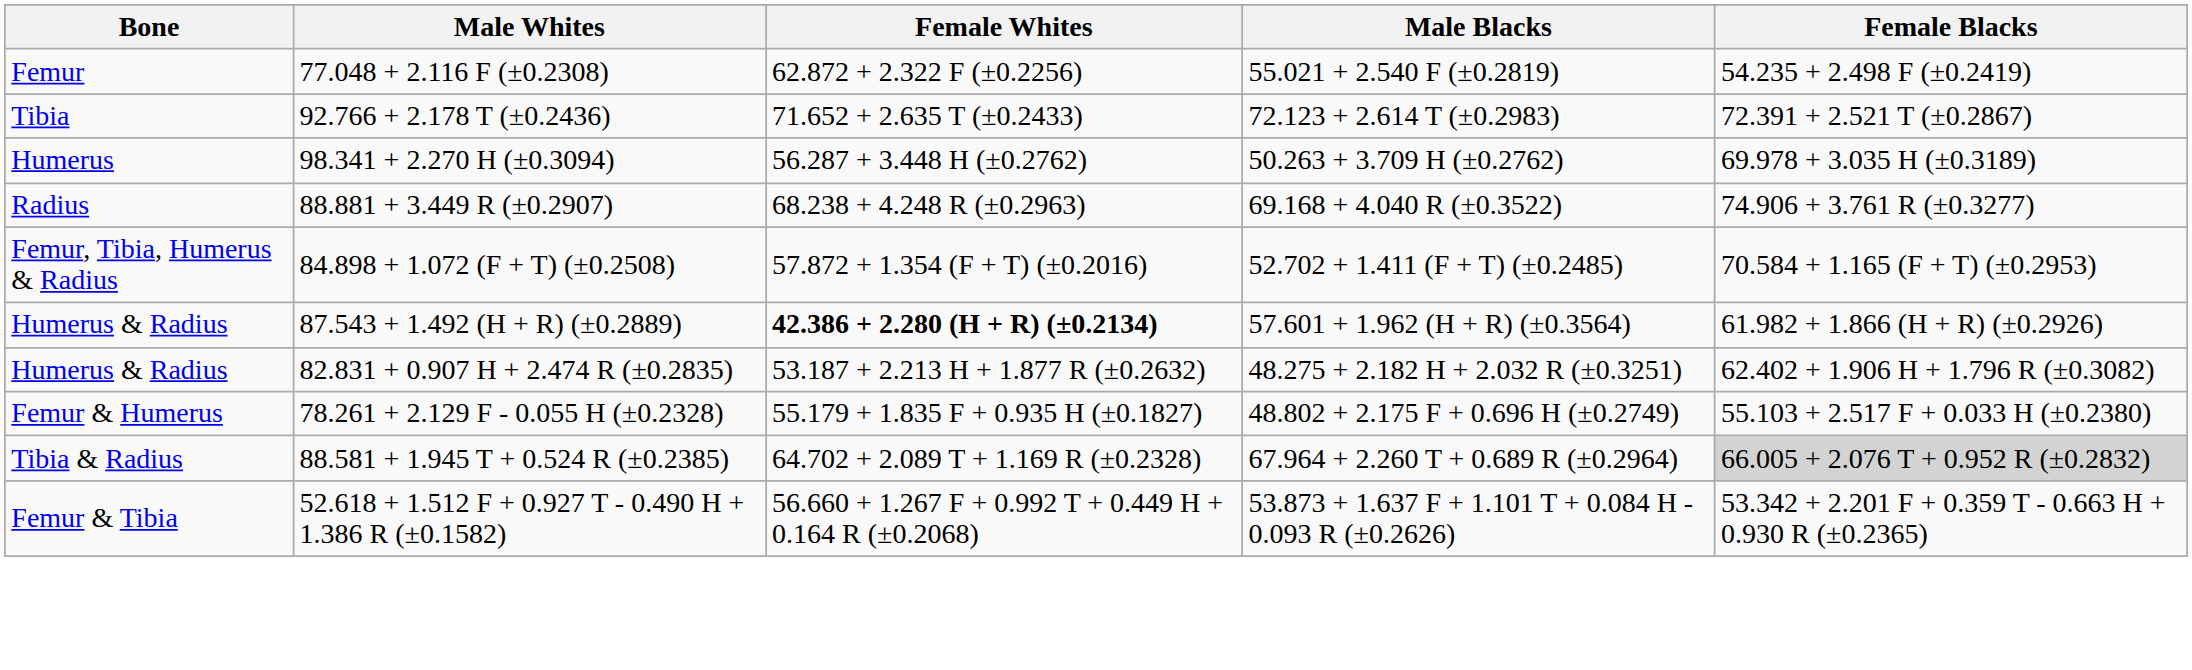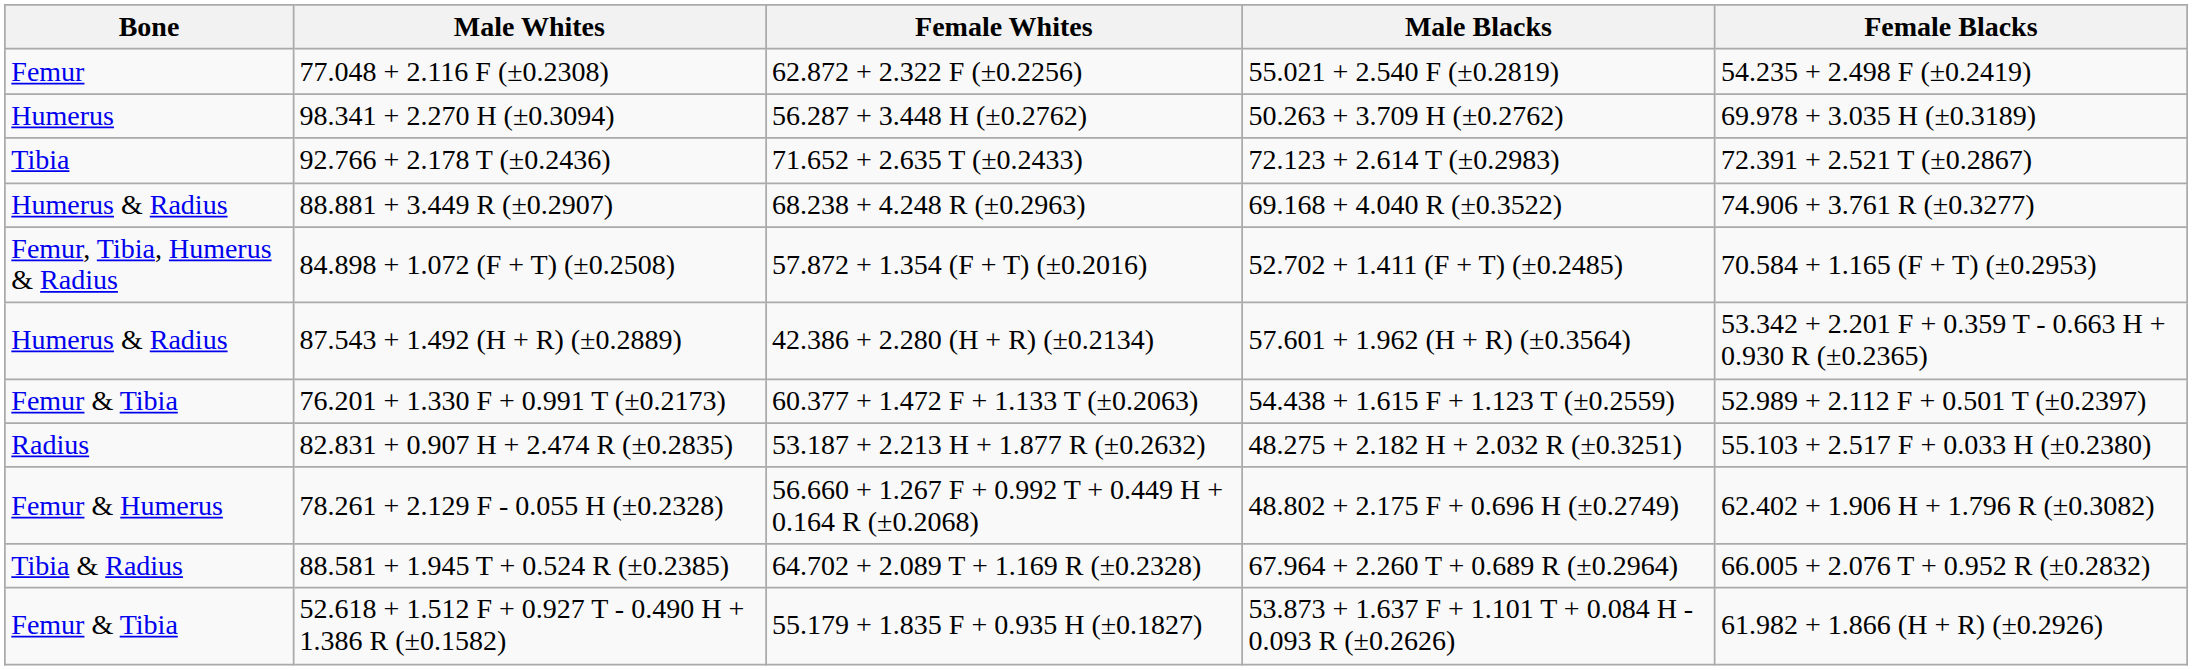rows swapped: (455, 115) <-> (457, 159)
(50, 204) Radius -> (119, 204) Humerus & Radius
(965, 324) bold -> (963, 340) normal
(1912, 324) 61.982 + 1.866 (H + R) (±0.2926) -> (1943, 340) 53.342 + 2.201 F + 0.359 T - 0.663 H + 0.930 R (±0.2365)
+ row: (513, 400)
(119, 369) Humerus & Radius -> (50, 444) Radius
(1938, 369) 62.402 + 1.906 H + 1.796 R (±0.3082) -> (1936, 444) 55.103 + 2.517 F + 0.033 H (±0.2380)
(987, 413) 55.179 + 1.835 F + 0.935 H (±0.1827) -> (998, 505) 56.660 + 1.267 F + 0.992 T + 0.449 H + 0.164 R (±0.2068)
(1936, 413) 55.103 + 2.517 F + 0.033 H (±0.2380) -> (1938, 505) 62.402 + 1.906 H + 1.796 R (±0.3082)
(1936, 457) lightgrey background -> (1936, 565) no background
(998, 518) 56.660 + 1.267 F + 0.992 T + 0.449 H + 0.164 R (±0.2068) -> (987, 625) 55.179 + 1.835 F + 0.935 H (±0.1827)
(1943, 518) 53.342 + 2.201 F + 0.359 T - 0.663 H + 0.930 R (±0.2365) -> (1912, 625) 61.982 + 1.866 (H + R) (±0.2926)
